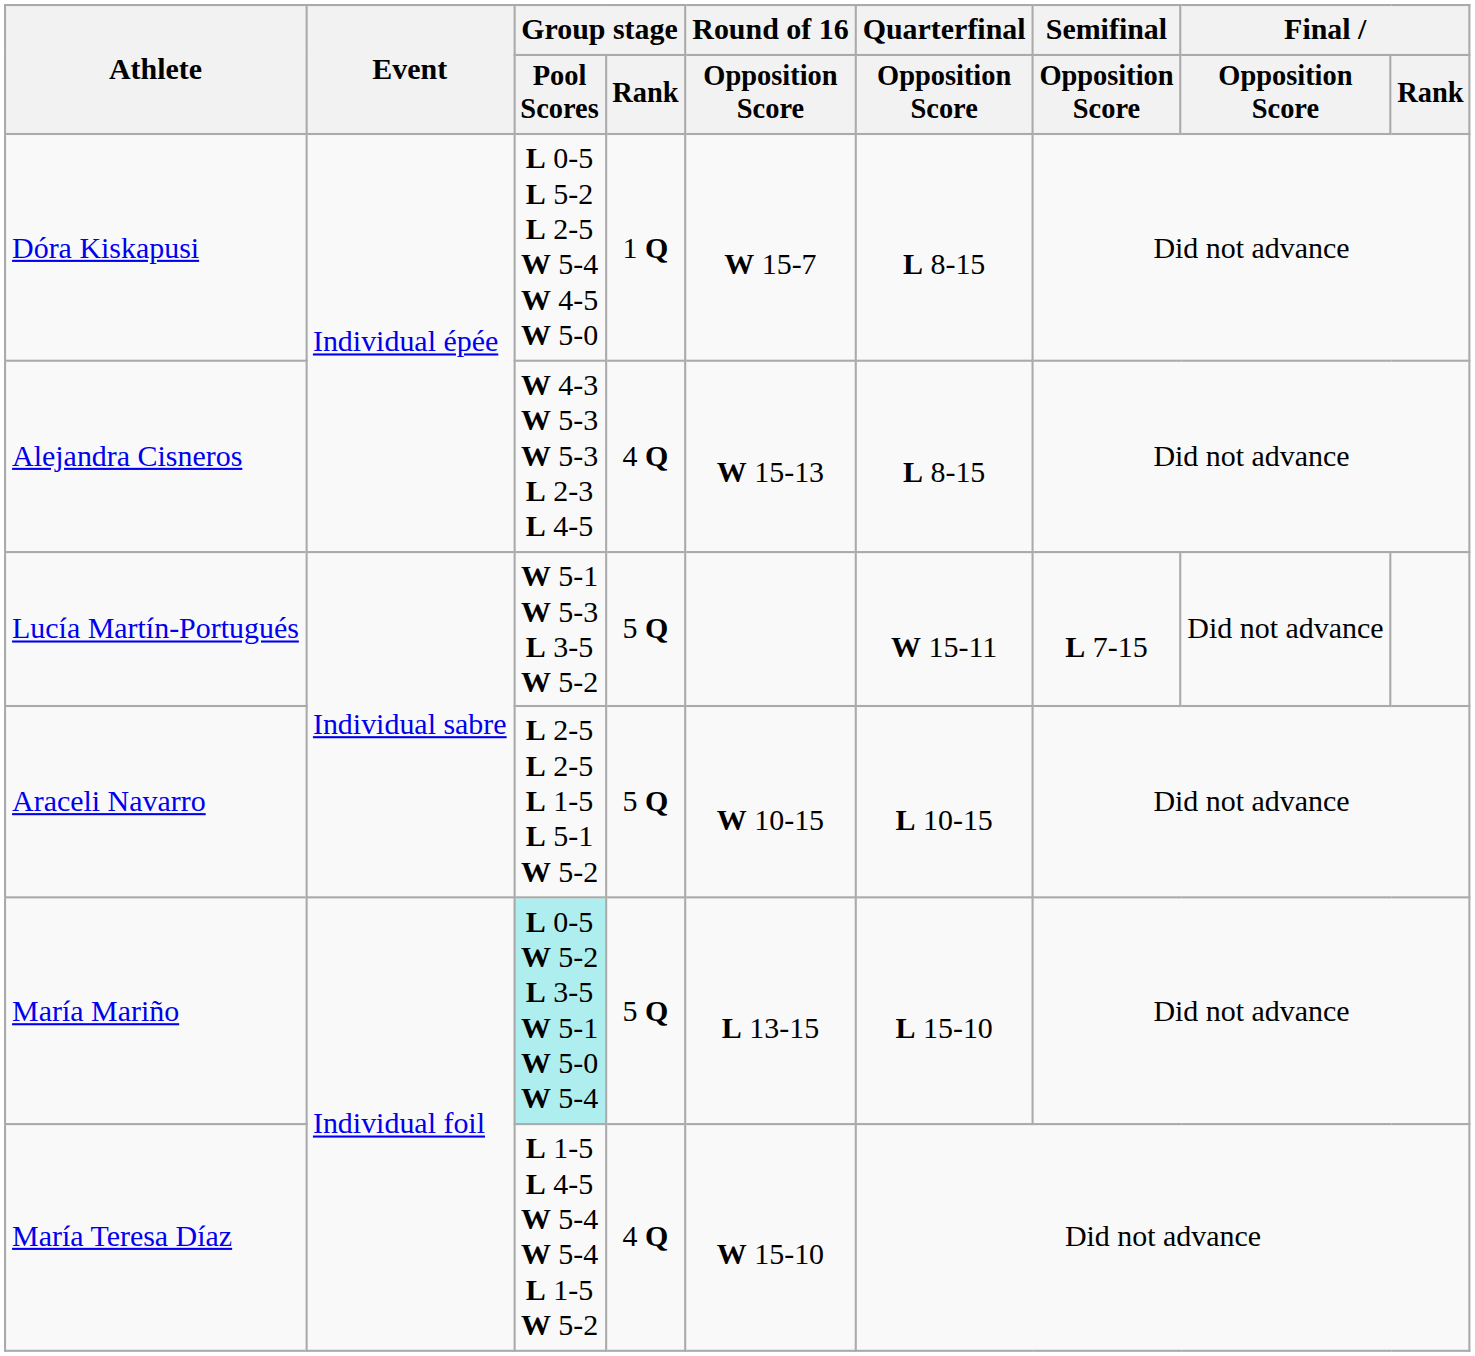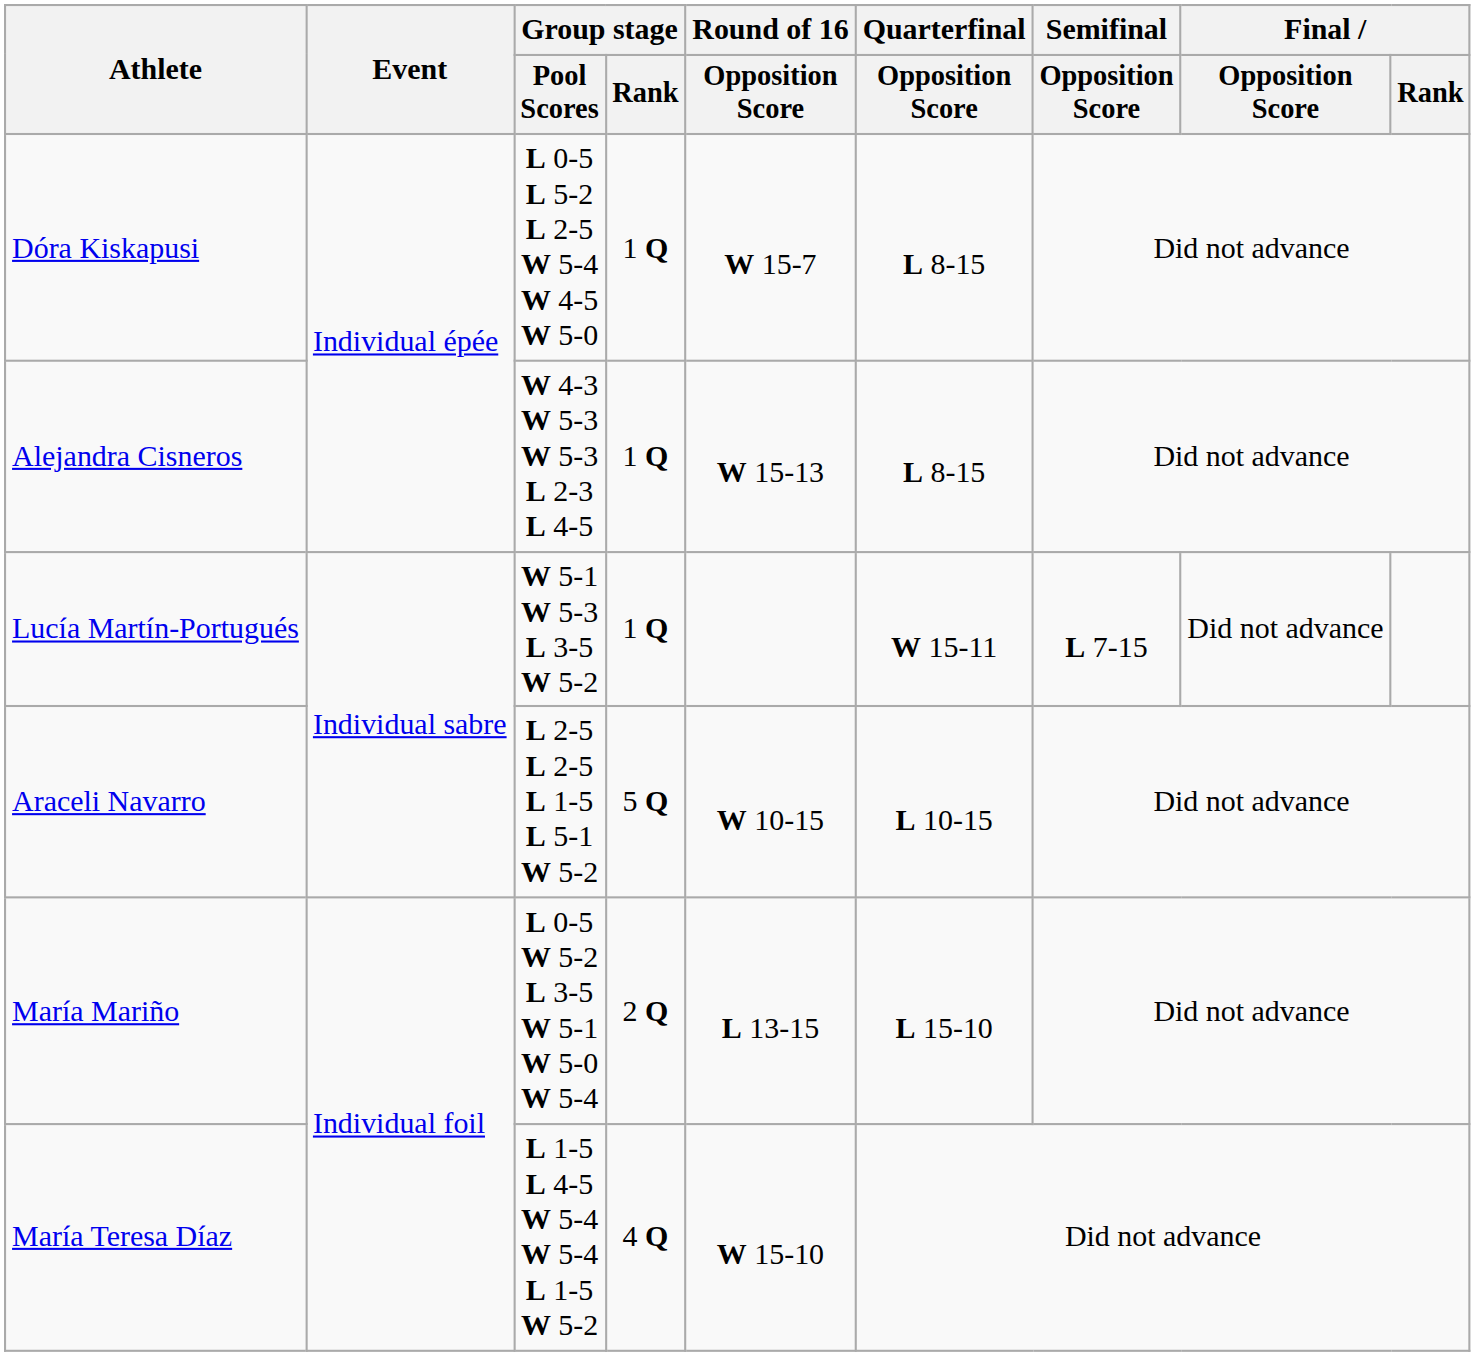(645, 455) 4 Q -> (645, 455) 1 Q
(645, 629) 5 Q -> (645, 629) 1 Q
(560, 1010) paleturquoise background -> (560, 1010) no background
(645, 1010) 5 Q -> (645, 1010) 2 Q
